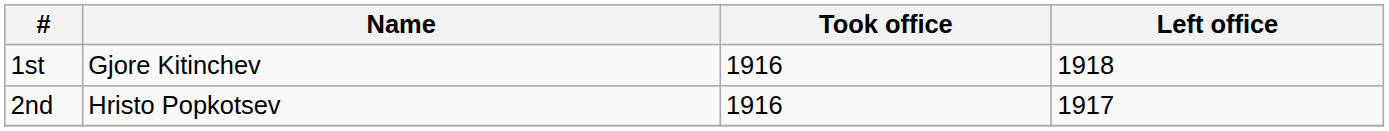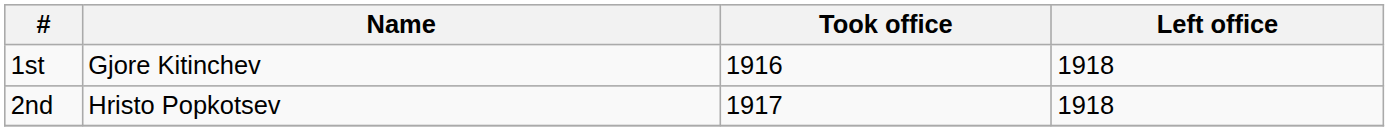(754, 105) 1916 -> (754, 105) 1917
(1086, 105) 1917 -> (1086, 105) 1918
